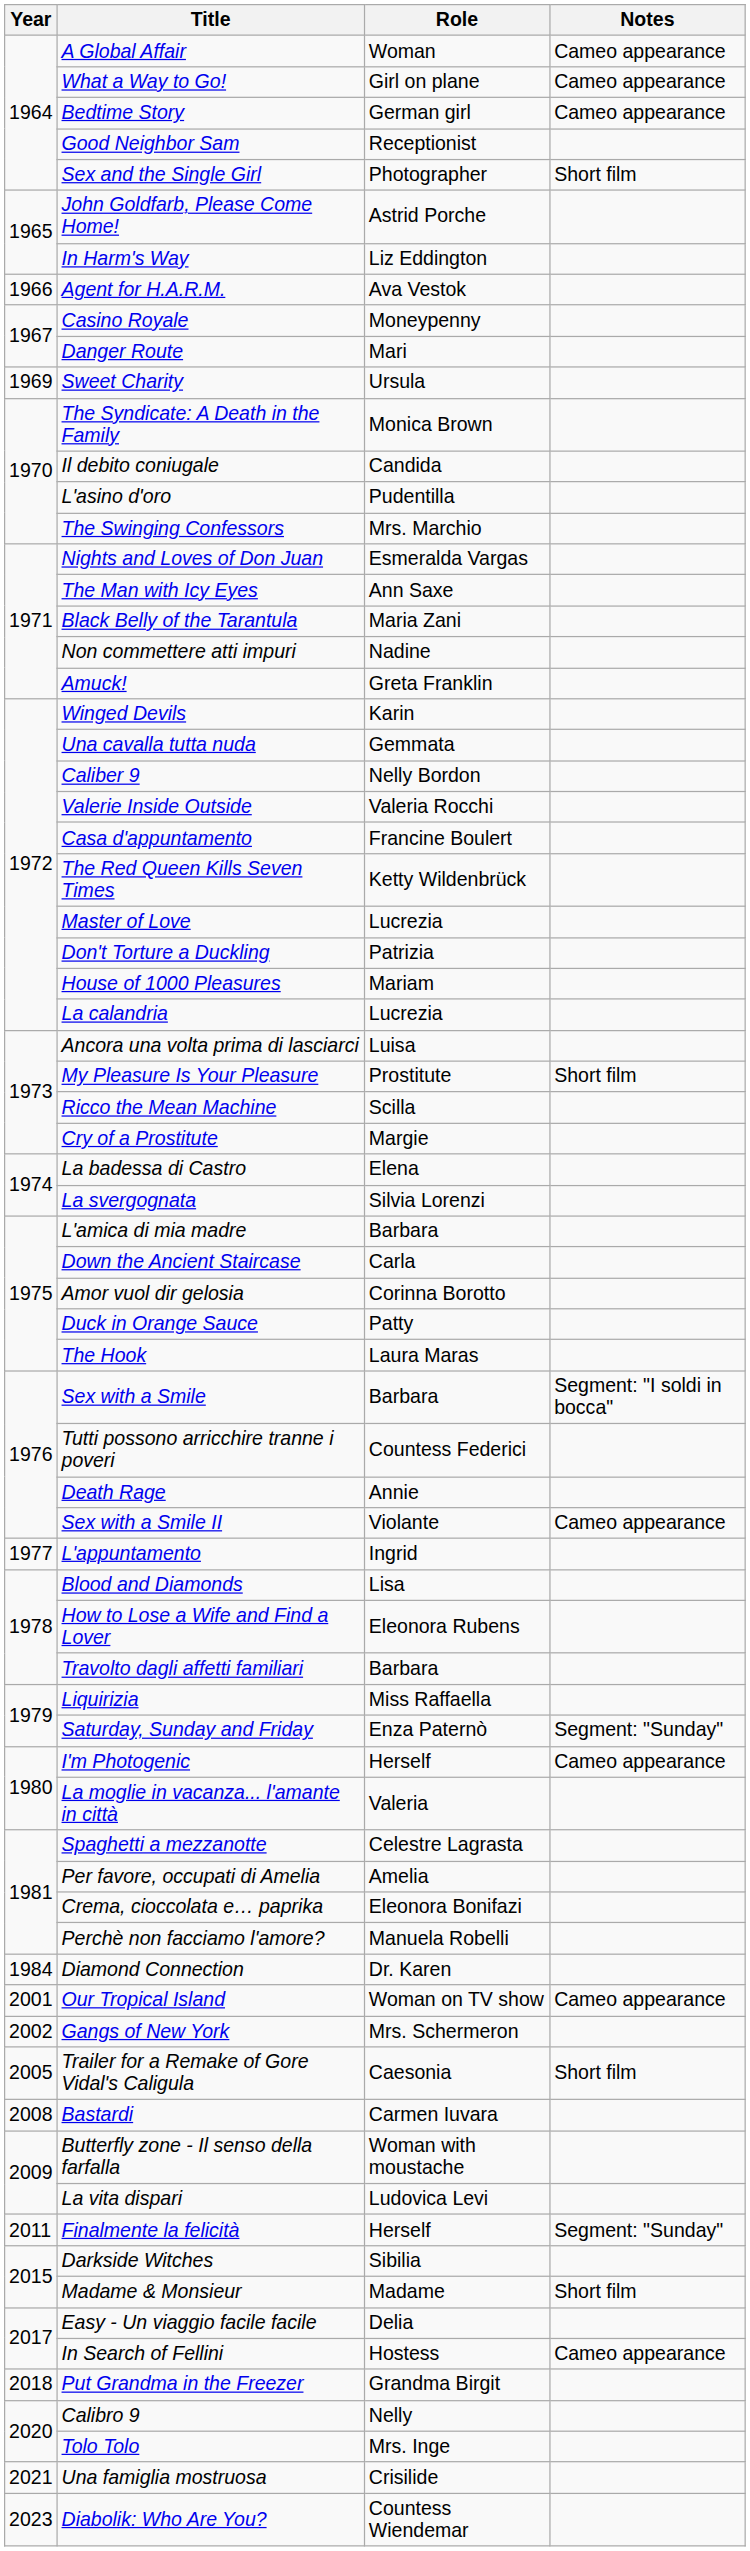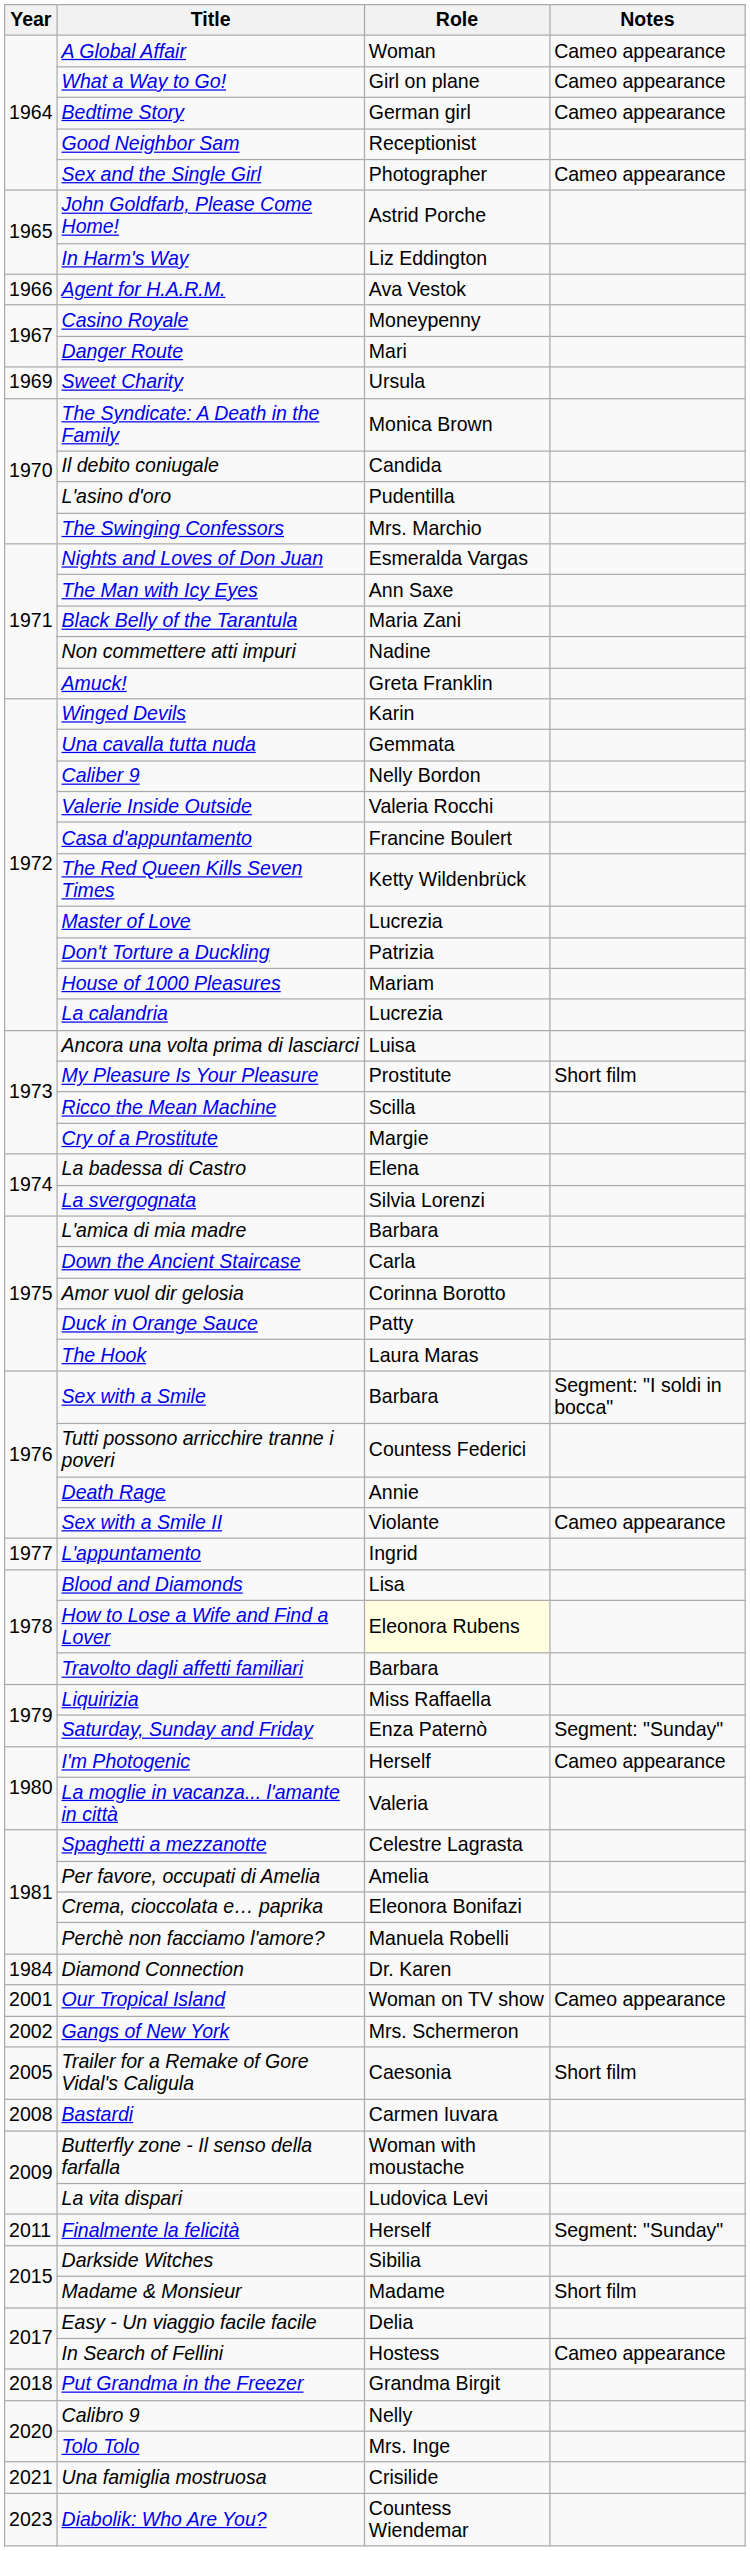(595, 174) Short film -> (640, 174) Cameo appearance
(444, 1626) no background -> (444, 1626) lightyellow background
